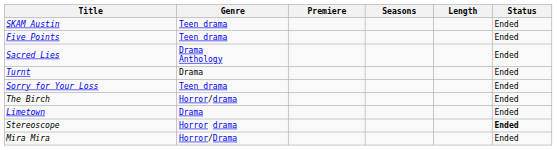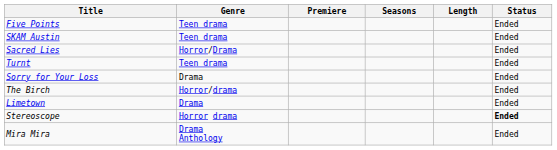rows swapped: (33, 24) <-> (33, 37)
(201, 55) Drama Anthology -> (208, 50) Horror/Drama
(191, 73) Drama -> (203, 63) Teen drama
(203, 86) Teen drama -> (191, 77) Drama
(208, 138) Horror/Drama -> (201, 134) Drama Anthology
